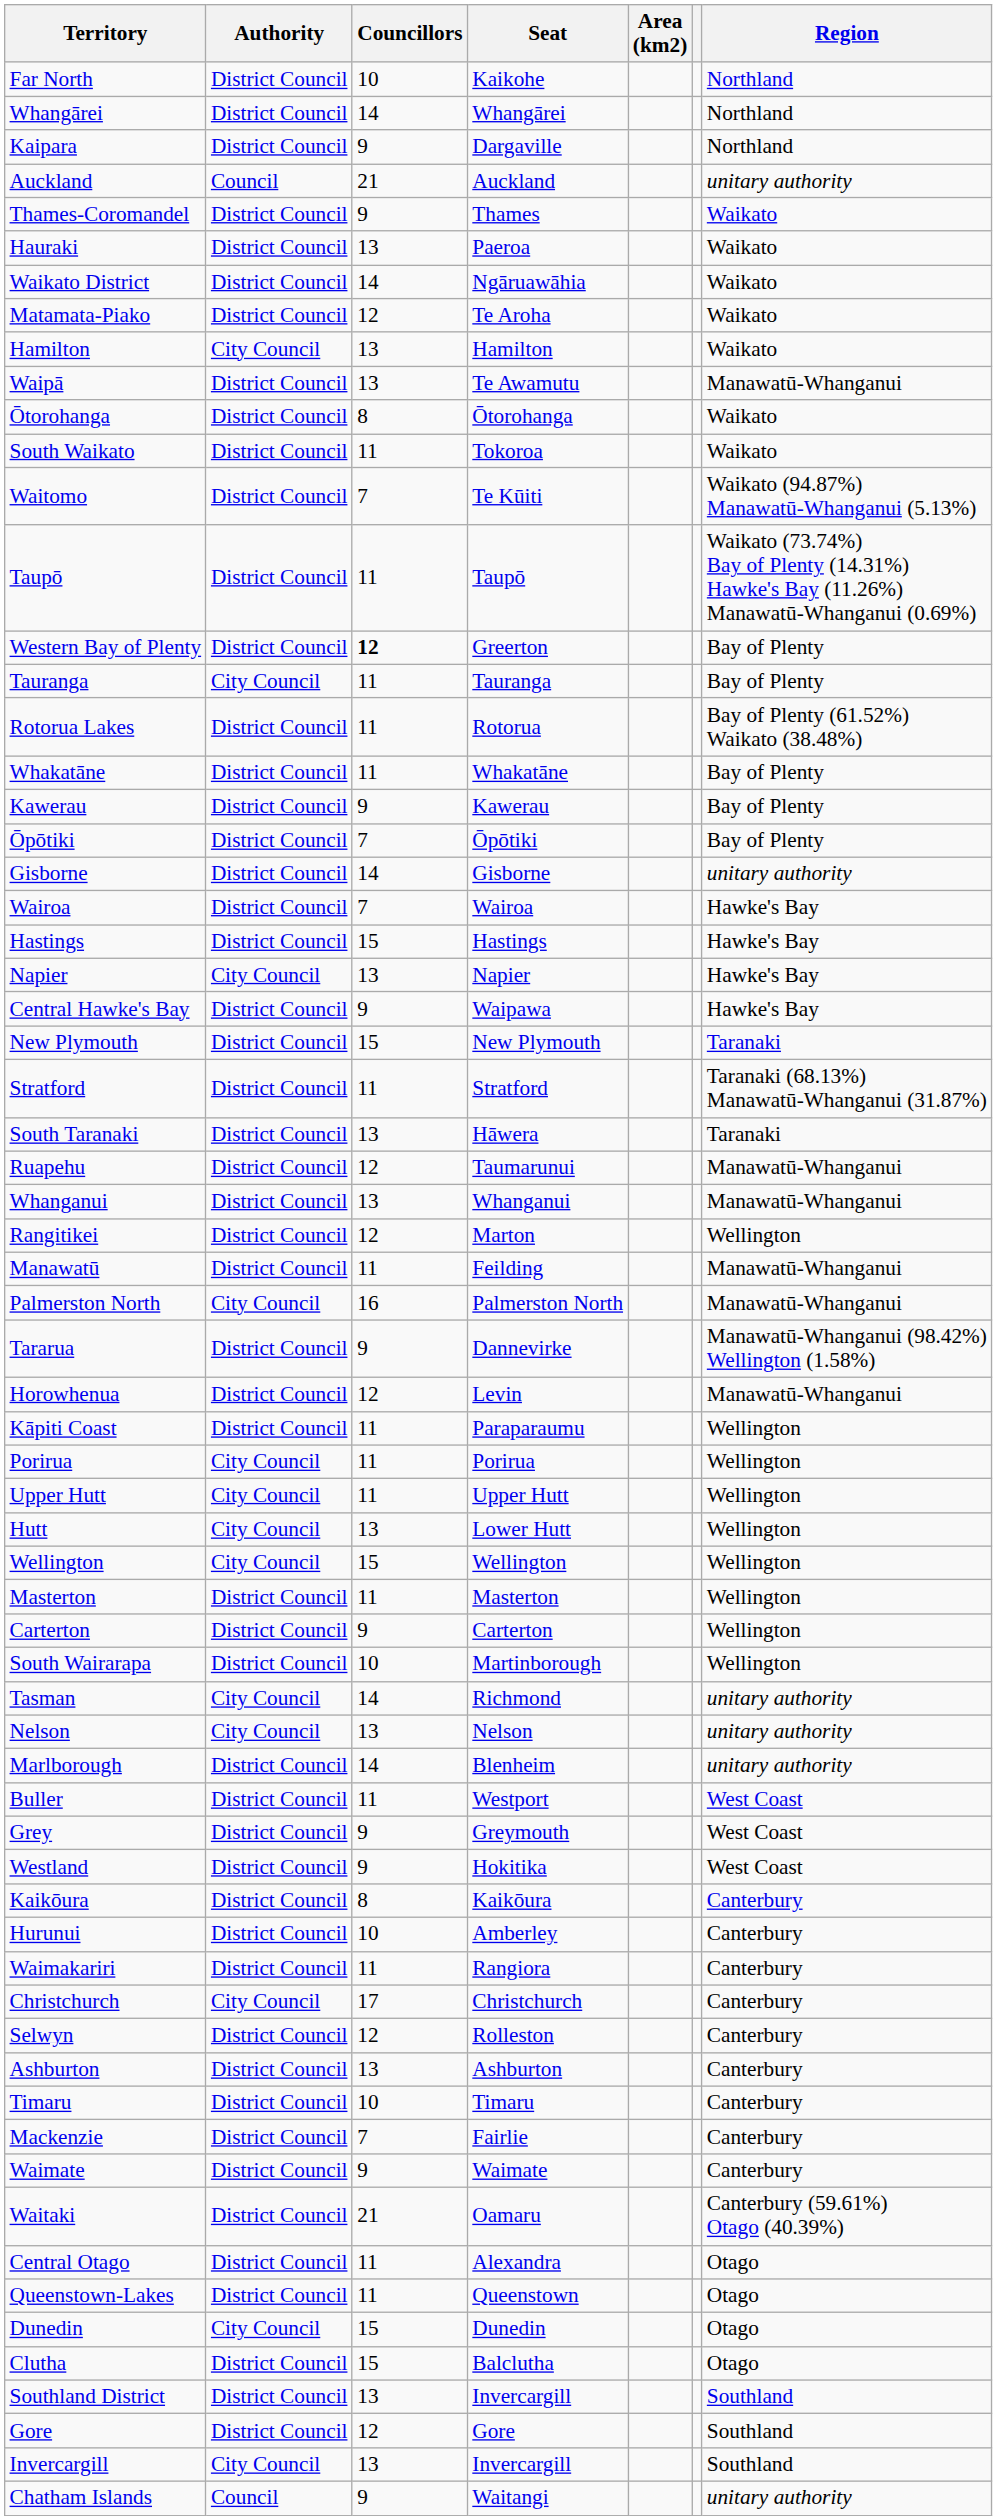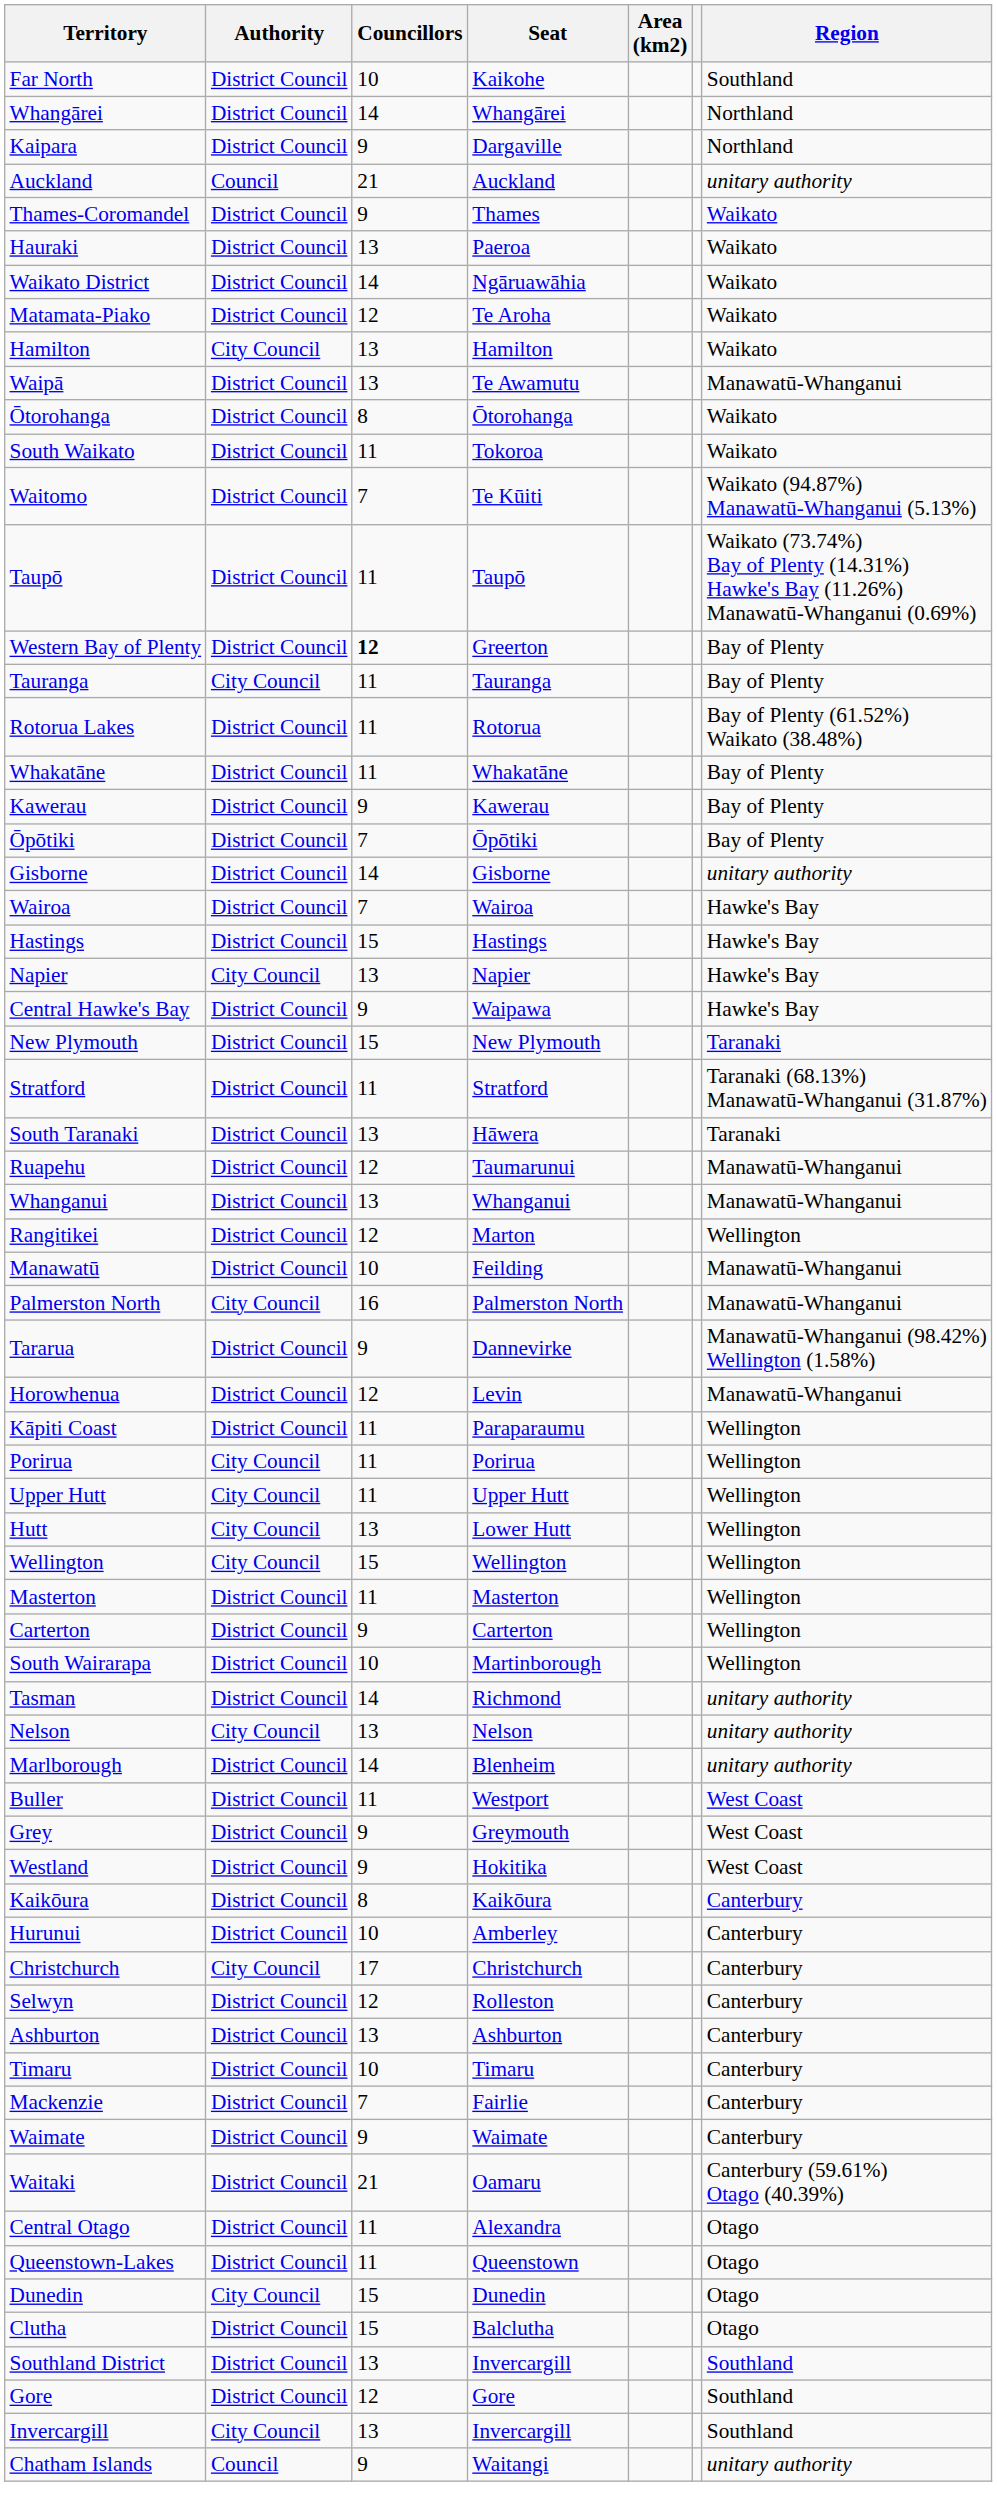(750, 79) Northland -> (750, 79) Southland
(368, 1268) 11 -> (368, 1268) 10
(266, 1697) City Council -> (279, 1697) District Council
- row: (62, 1967)
